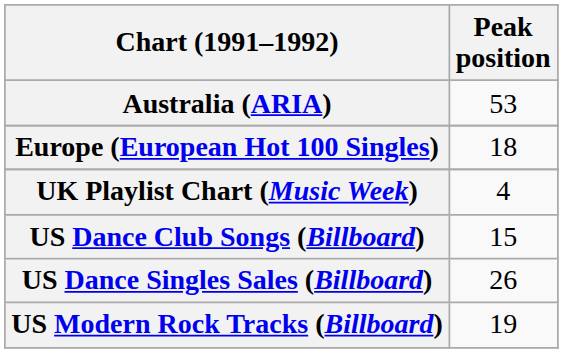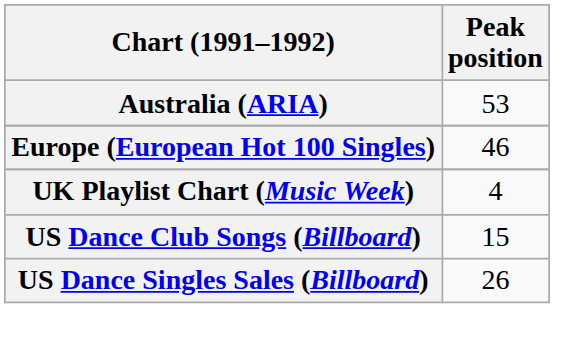(503, 147) 18 -> (495, 147) 46
- row: (227, 324)
